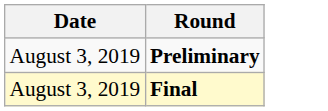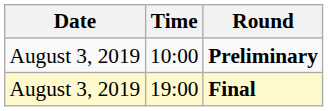+ column: (174, 21)
